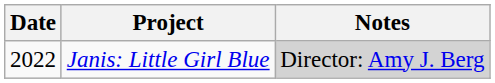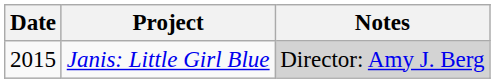(33, 59) 2022 -> (33, 59) 2015
